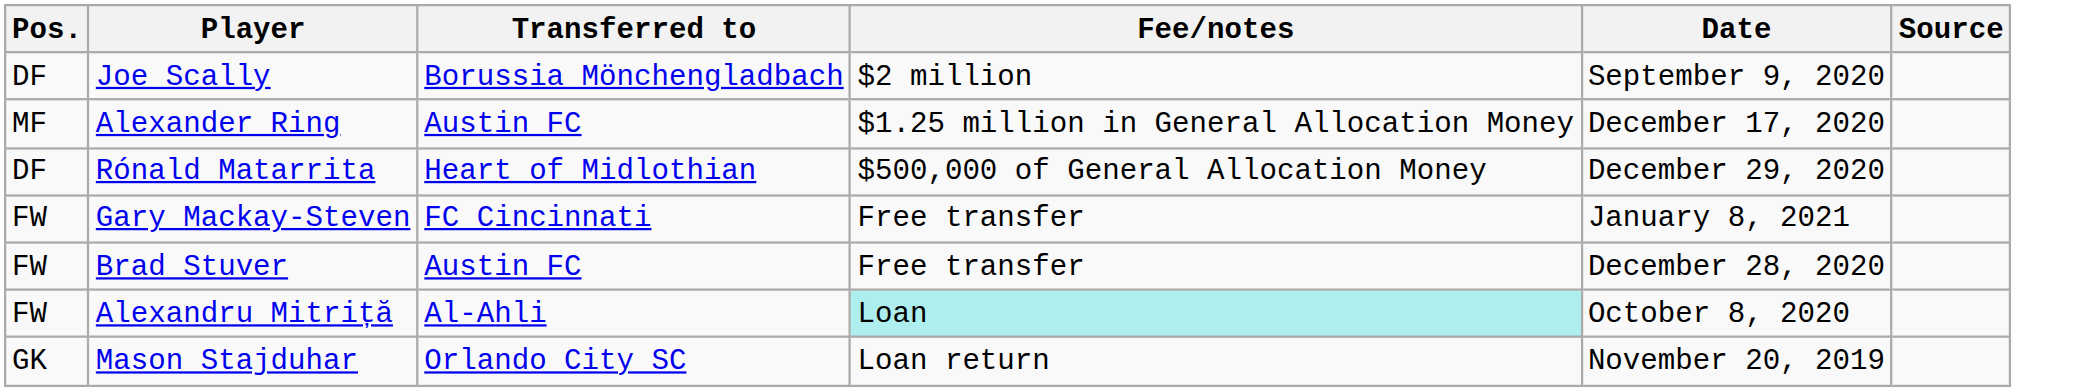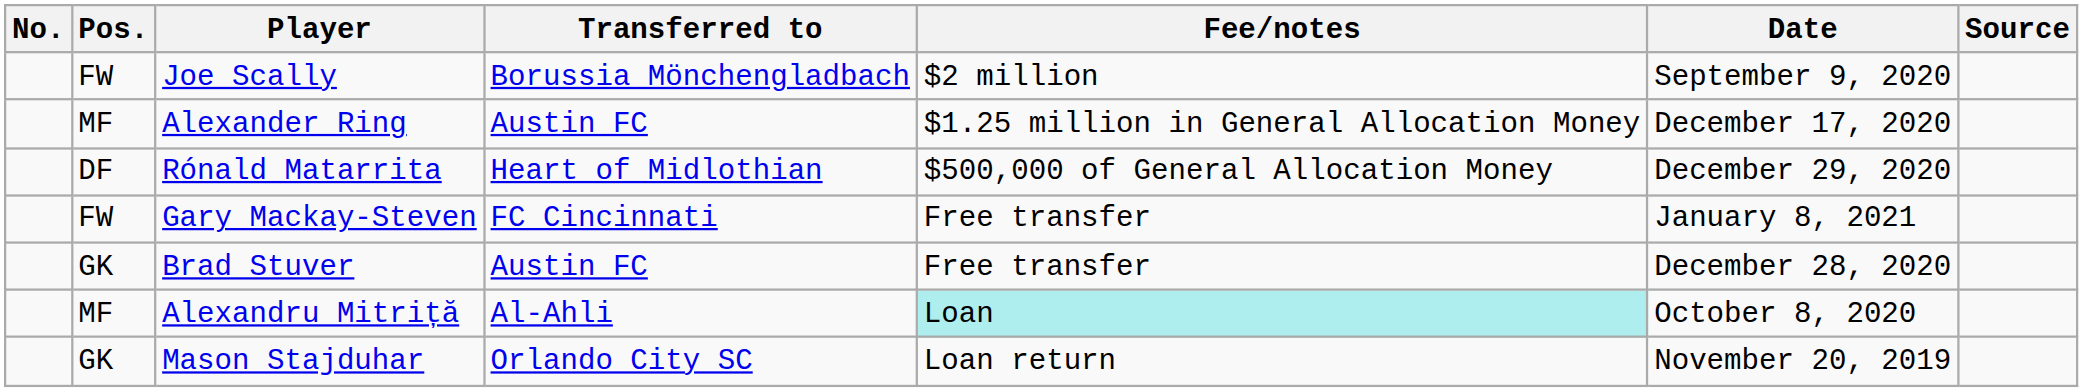+ column: (38, 29)
(30, 76) DF -> (96, 76) FW
(30, 266) FW -> (96, 266) GK
(30, 314) FW -> (96, 314) MF
